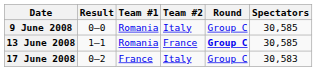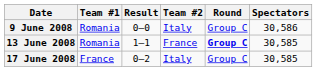columns swapped: (139, 12) <-> (97, 12)
(281, 28) 30,585 -> (281, 28) 30,586
(281, 58) 30,583 -> (281, 58) 30,585
